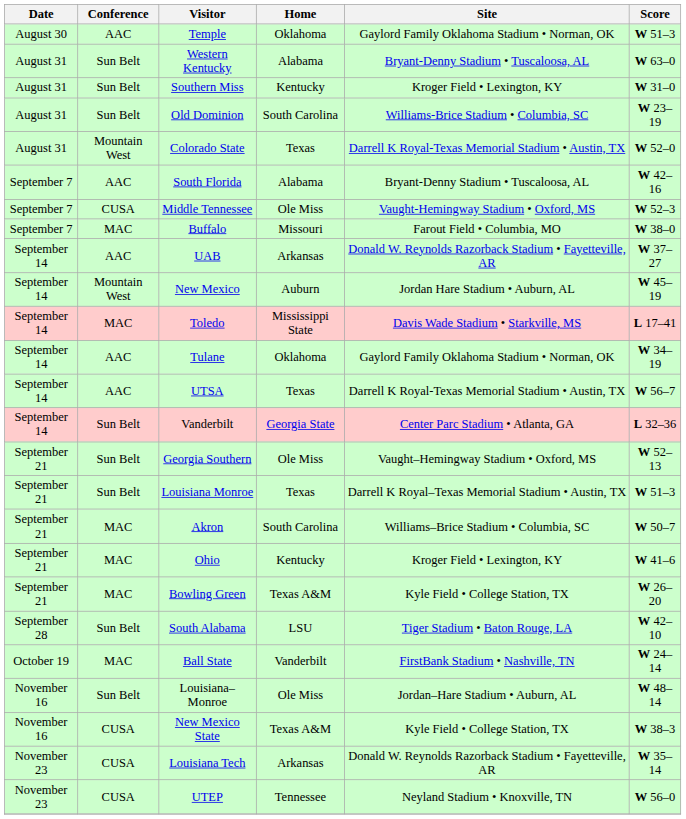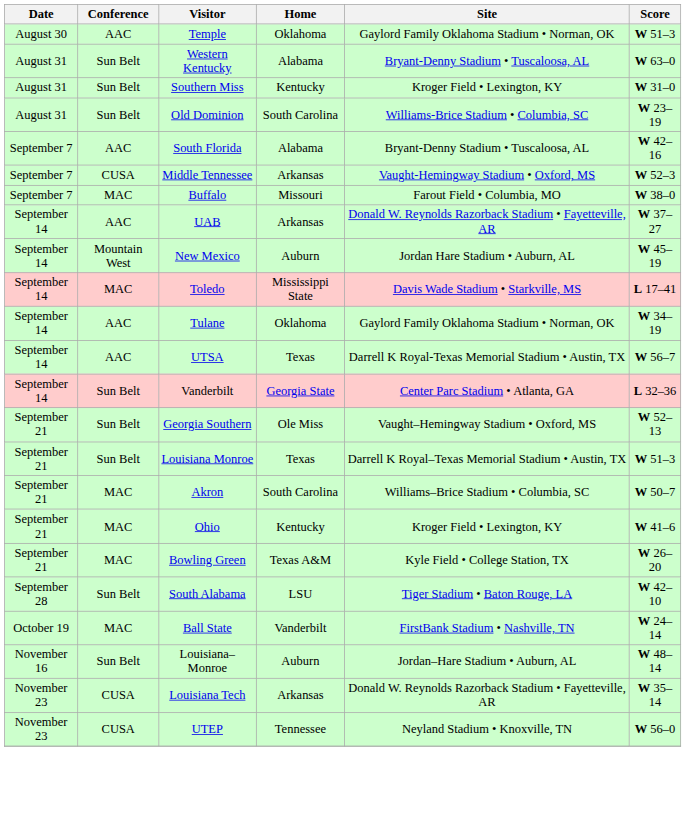- row: (207, 148)
(300, 209) Ole Miss -> (300, 175) Arkansas
(300, 695) Ole Miss -> (300, 661) Auburn
- row: (207, 729)
